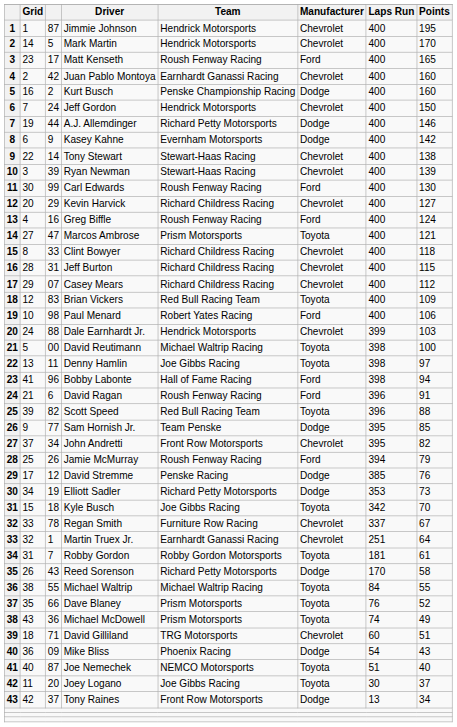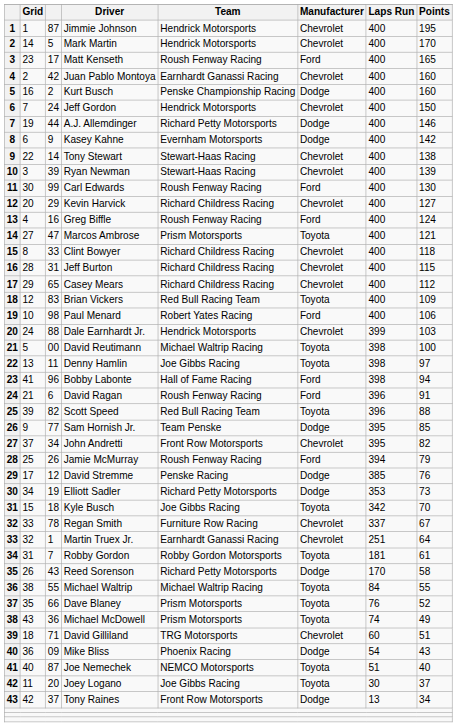(53, 284) 07 -> (53, 284) 65
